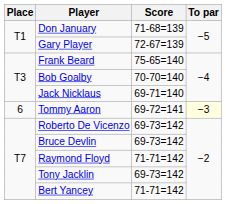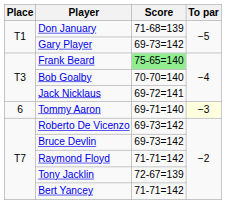(159, 45) 72-67=139 -> (159, 45) 69-73=142
(159, 61) no background -> (159, 61) lightgreen background
(159, 93) 69-71=140 -> (159, 93) 69-72=141
(159, 110) 69-72=141 -> (159, 110) 69-71=140
(159, 175) 69-73=142 -> (159, 175) 72-67=139
